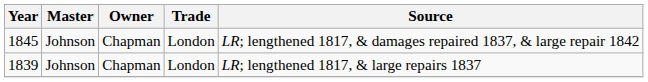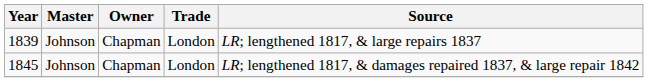rows swapped: (23, 64) <-> (23, 40)
